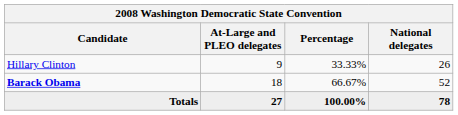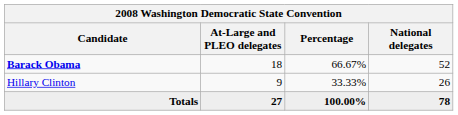rows swapped: (44, 82) <-> (41, 64)
